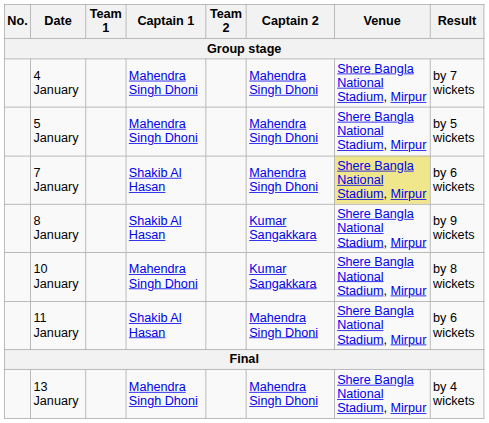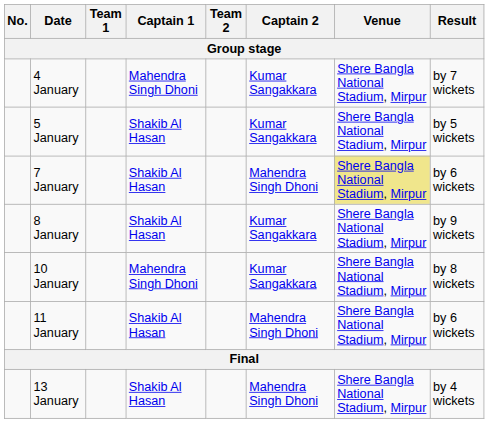(284, 83) Mahendra Singh Dhoni -> (283, 83) Kumar Sangakkara
(163, 131) Mahendra Singh Dhoni -> (155, 131) Shakib Al Hasan
(284, 131) Mahendra Singh Dhoni -> (283, 131) Kumar Sangakkara
(163, 394) Mahendra Singh Dhoni -> (155, 394) Shakib Al Hasan
